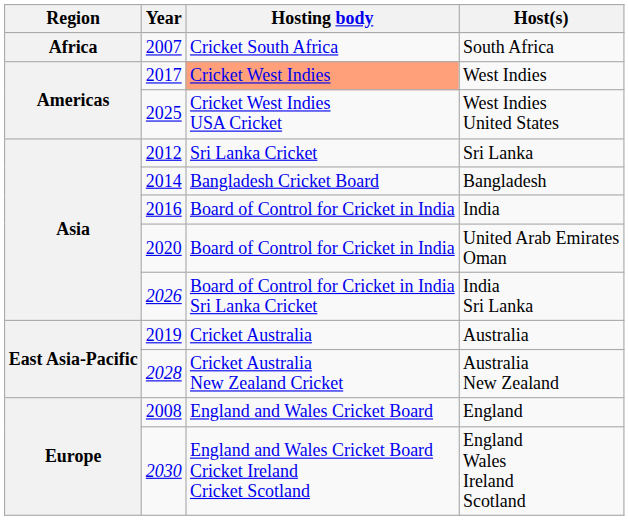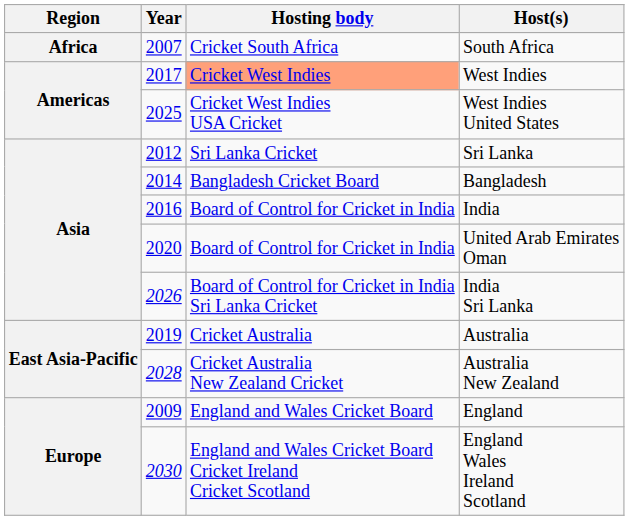(164, 411) 2008 -> (164, 411) 2009
